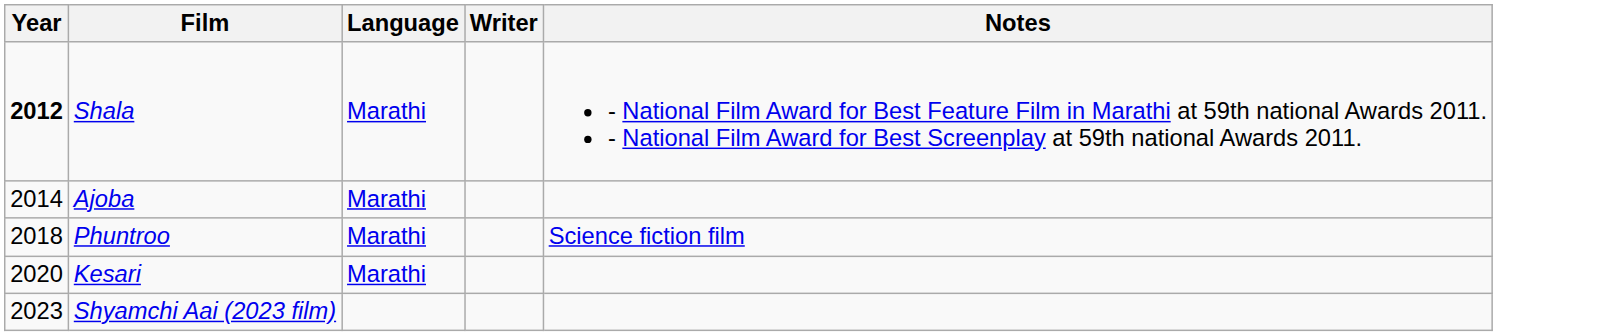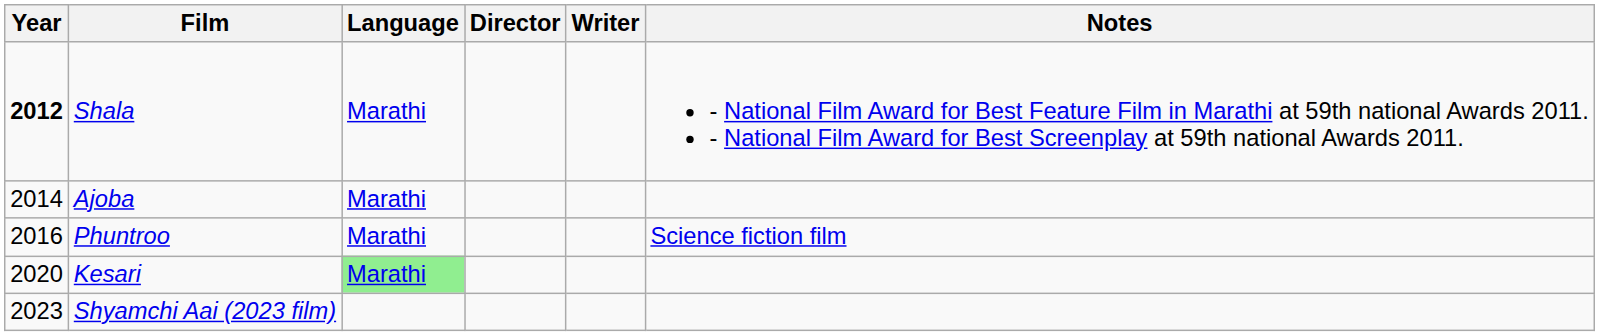+ column: (515, 23)
(37, 236) 2018 -> (37, 236) 2016
(387, 274) no background -> (387, 274) lightgreen background
